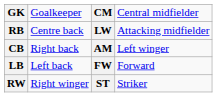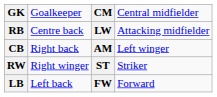rows swapped: (16, 65) <-> (16, 83)
